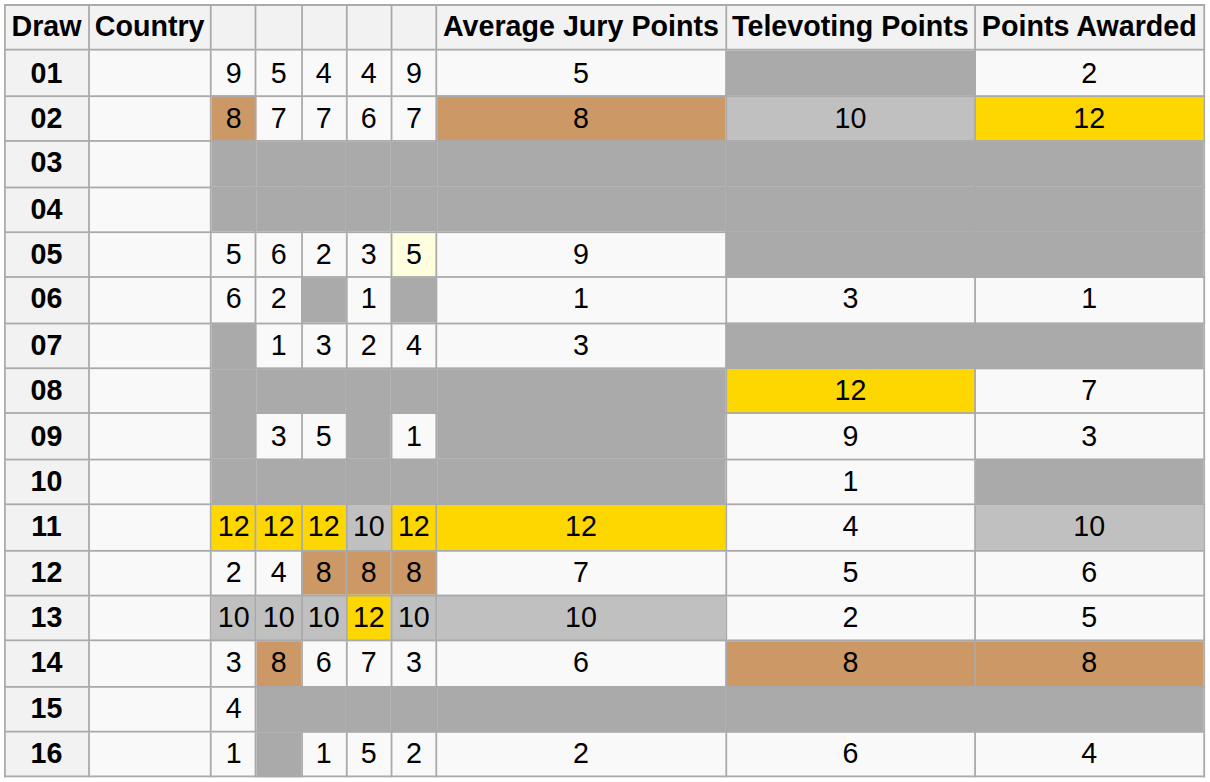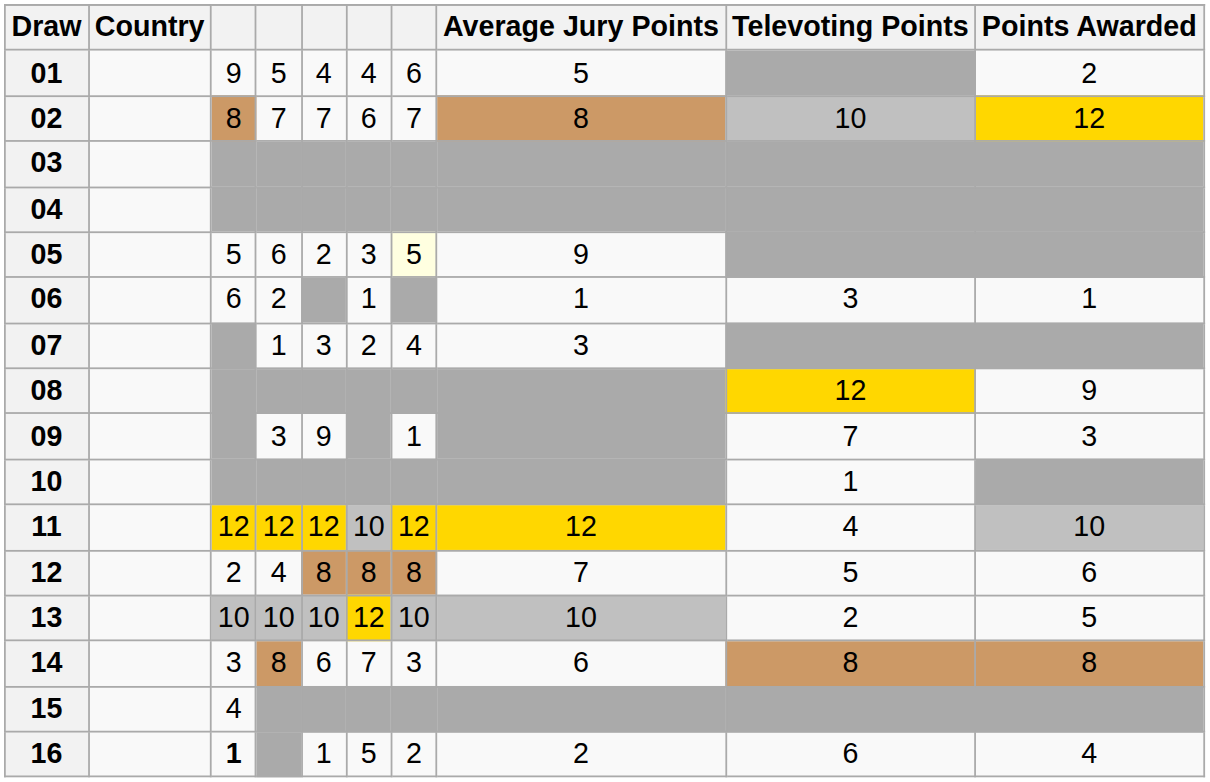(414, 72) 9 -> (414, 72) 6
(1089, 390) 7 -> (1089, 390) 9
(324, 436) 5 -> (324, 436) 9
(850, 436) 9 -> (850, 436) 7
(234, 753) normal -> (234, 753) bold
